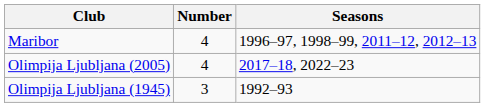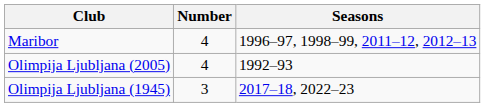(296, 65) 2017–18, 2022–23 -> (266, 65) 1992–93
(266, 89) 1992–93 -> (296, 89) 2017–18, 2022–23
